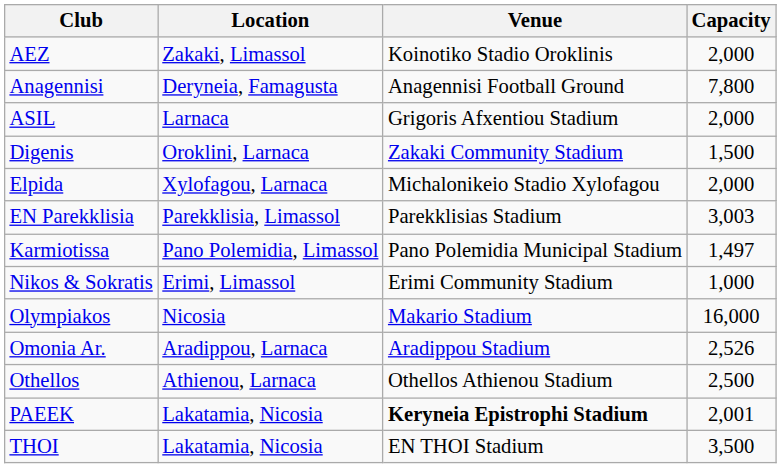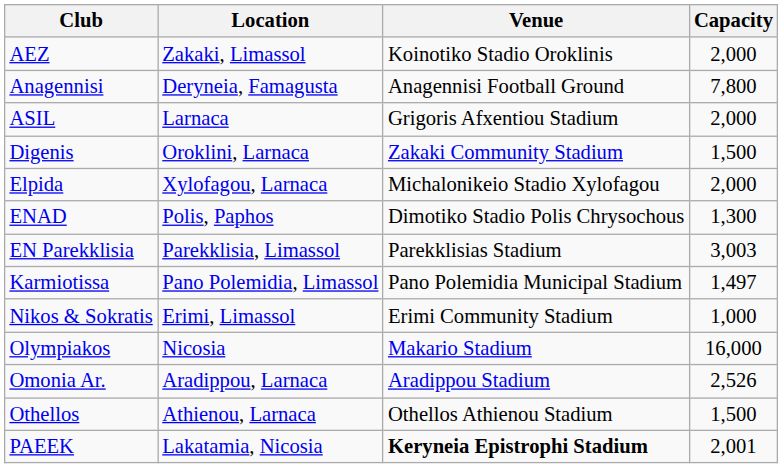+ row: (38, 217)
(731, 380) 2,500 -> (733, 413) 1,500
- row: (34, 446)
